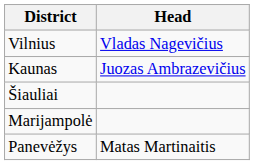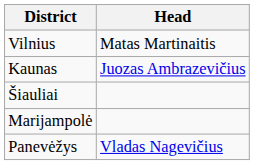(161, 43) Vladas Nagevičius -> (158, 43) Matas Martinaitis
(158, 146) Matas Martinaitis -> (161, 146) Vladas Nagevičius
